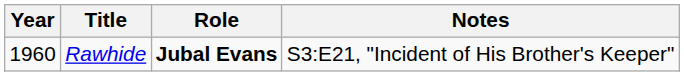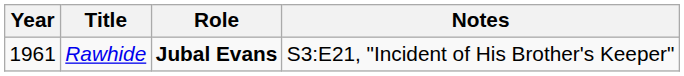(33, 53) 1960 -> (33, 53) 1961
